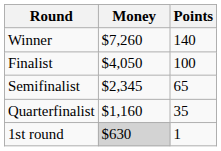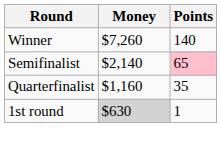- row: (30, 63)
(122, 87) $2,345 -> (122, 63) $2,140
(181, 87) no background -> (181, 63) pink background
